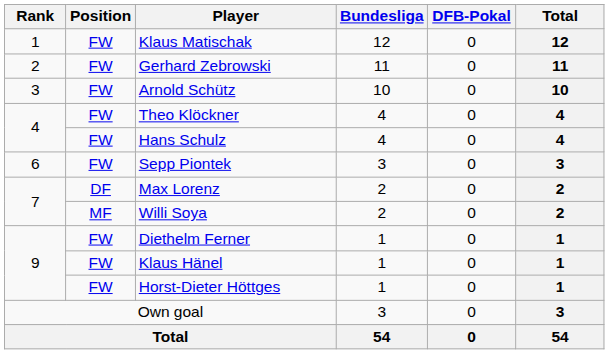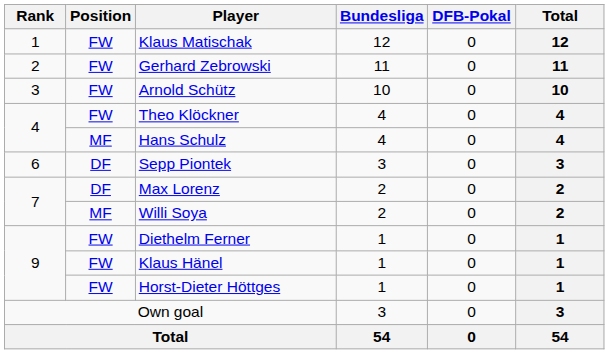(101, 139) FW -> (101, 139) MF
(101, 164) FW -> (101, 164) DF
